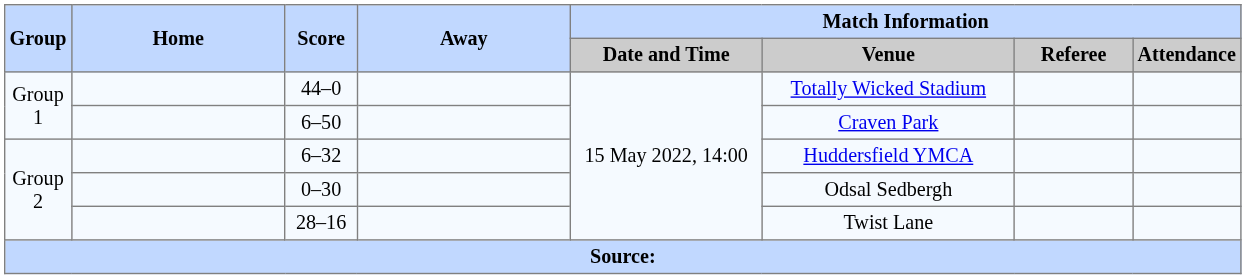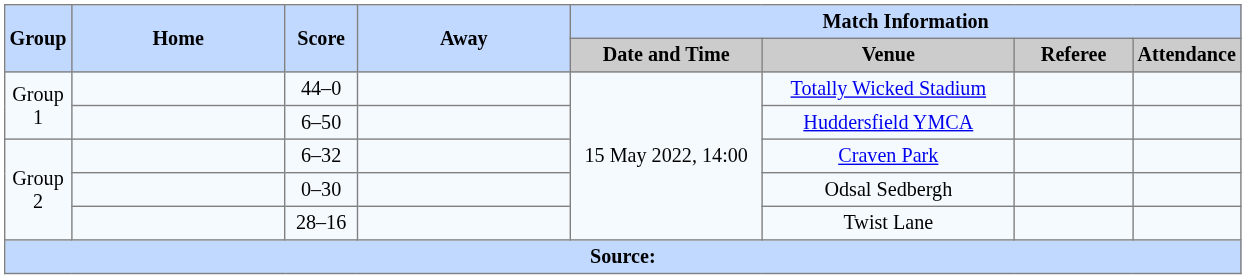(888, 122) Craven Park -> (888, 122) Huddersfield YMCA
(888, 155) Huddersfield YMCA -> (888, 155) Craven Park
